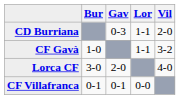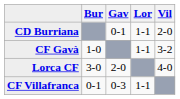(118, 31) 0-3 -> (118, 31) 0-1
(118, 85) 0-1 -> (118, 85) 0-3
(143, 85) 0-0 -> (143, 85) 1-1
